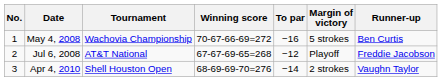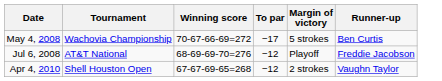- column: (14, 18)
(290, 38) −16 -> (270, 38) −17
(234, 54) 67-67-69-65=268 -> (214, 54) 68-69-69-70=276
(234, 69) 68-69-69-70=276 -> (214, 69) 67-67-69-65=268
(290, 69) −14 -> (270, 69) −12
